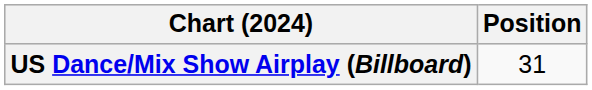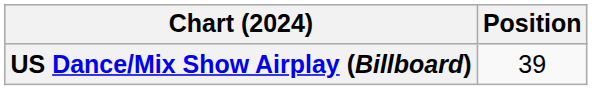(532, 63) 31 -> (532, 63) 39
